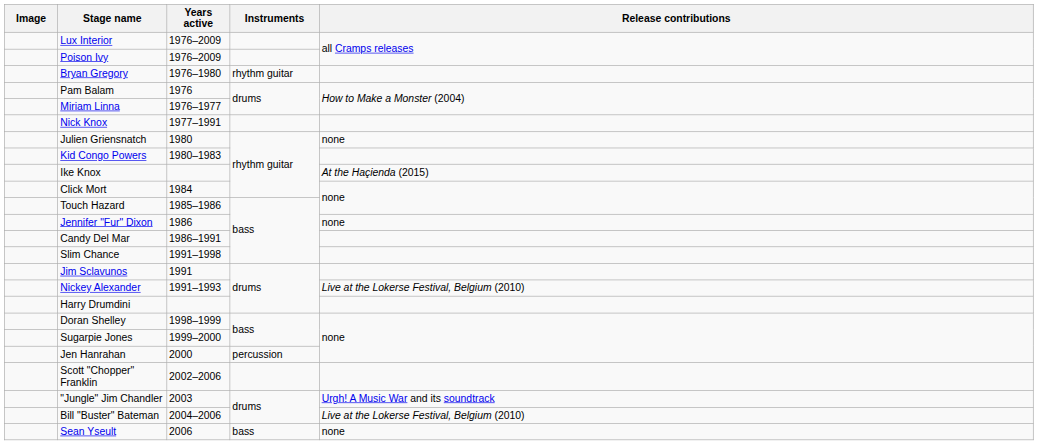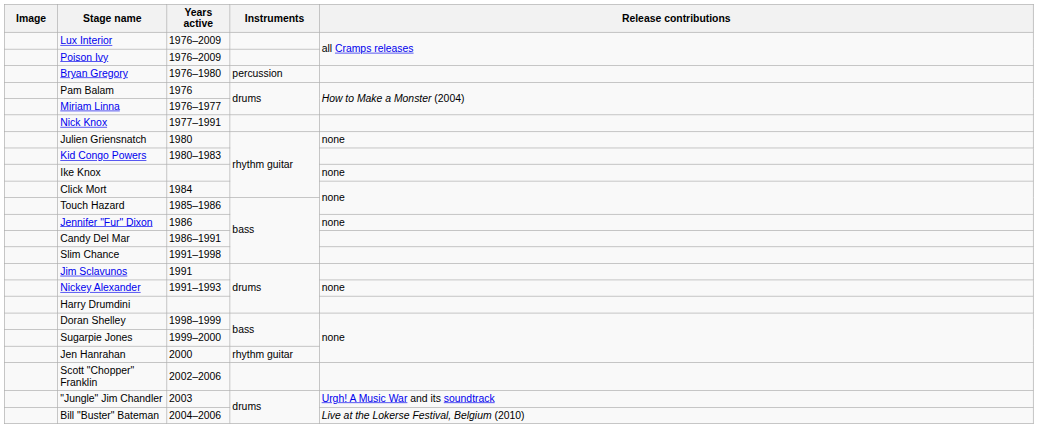(263, 73) rhythm guitar -> (257, 73) percussion
(375, 172) At the Haçienda (2015) -> (333, 172) none
(423, 288) Live at the Lokerse Festival, Belgium (2010) -> (333, 288) none
(257, 354) percussion -> (263, 354) rhythm guitar
- row: (88, 431)
